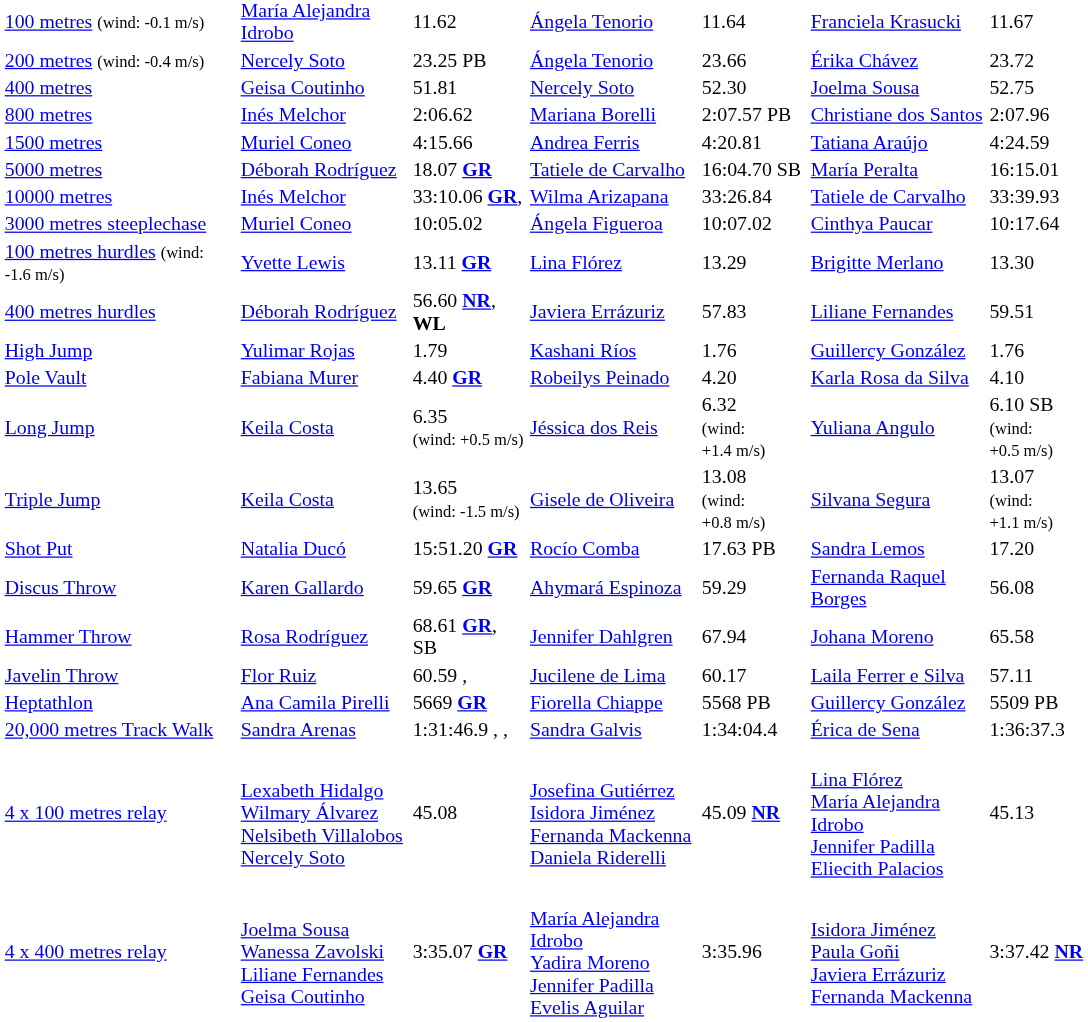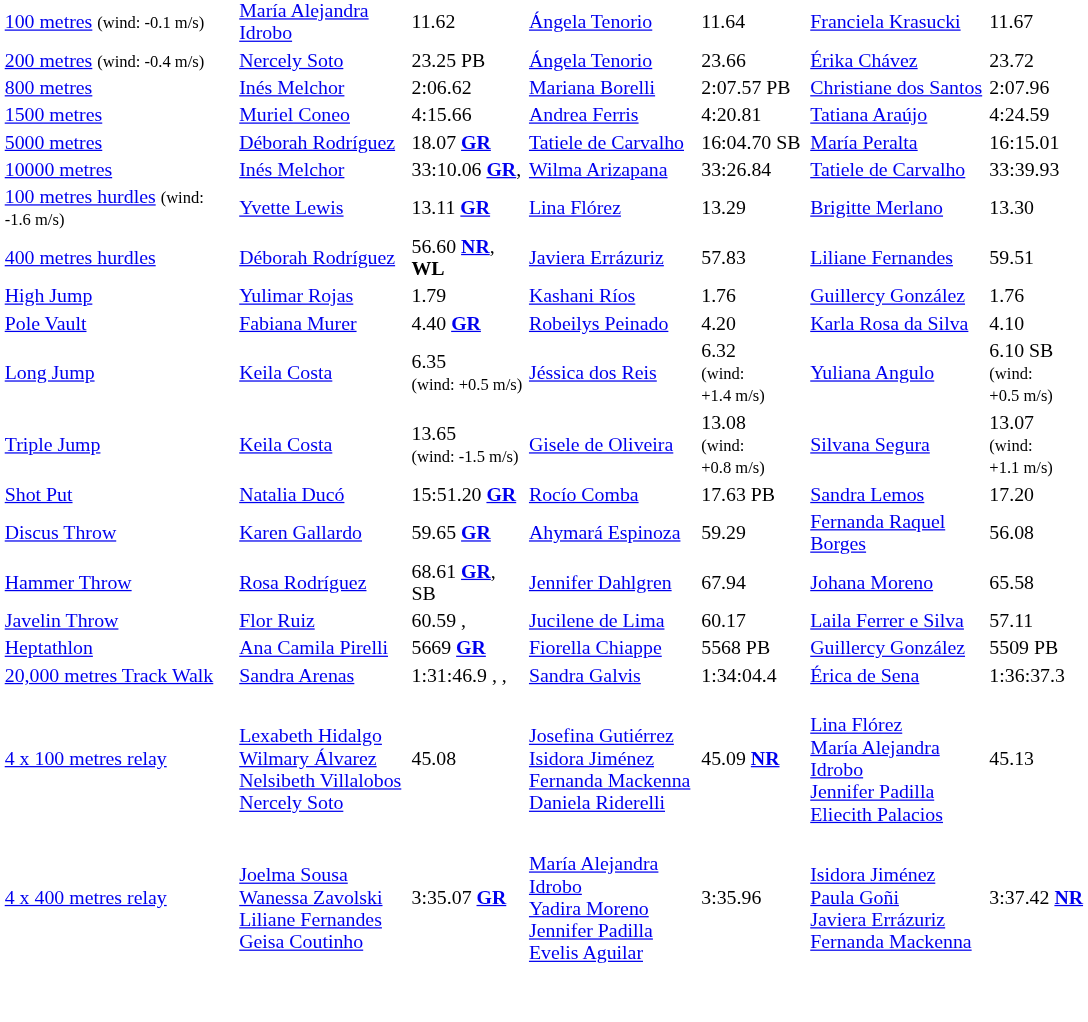- row: (49, 87)
- row: (106, 224)
